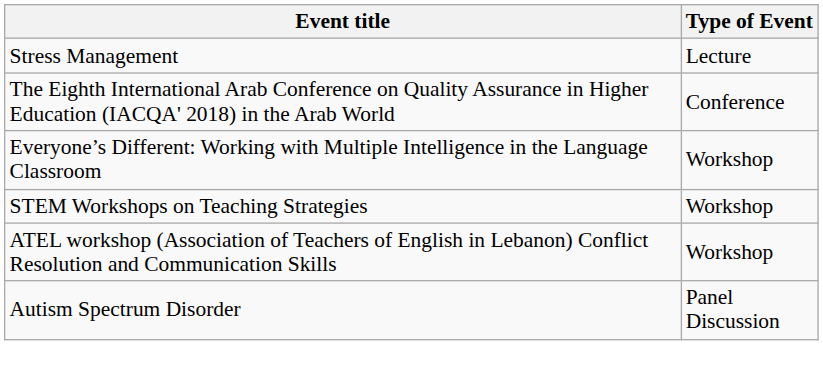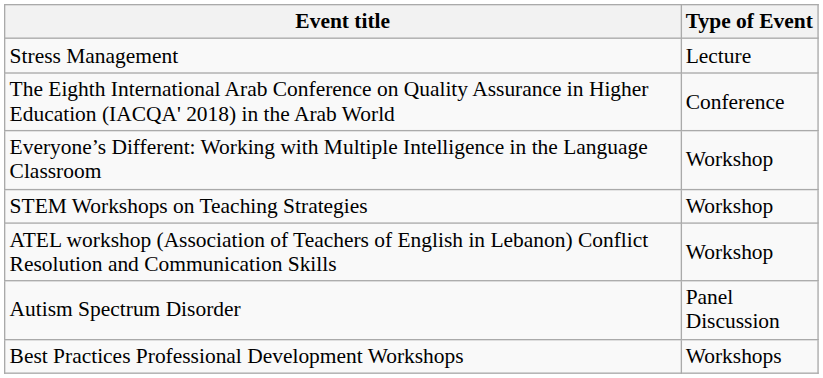+ row: (237, 355)
